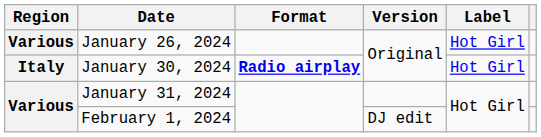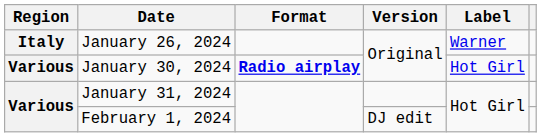(41, 43) Various -> (41, 43) Italy
(487, 43) Hot Girl -> (478, 43) Warner
(41, 68) Italy -> (41, 68) Various
